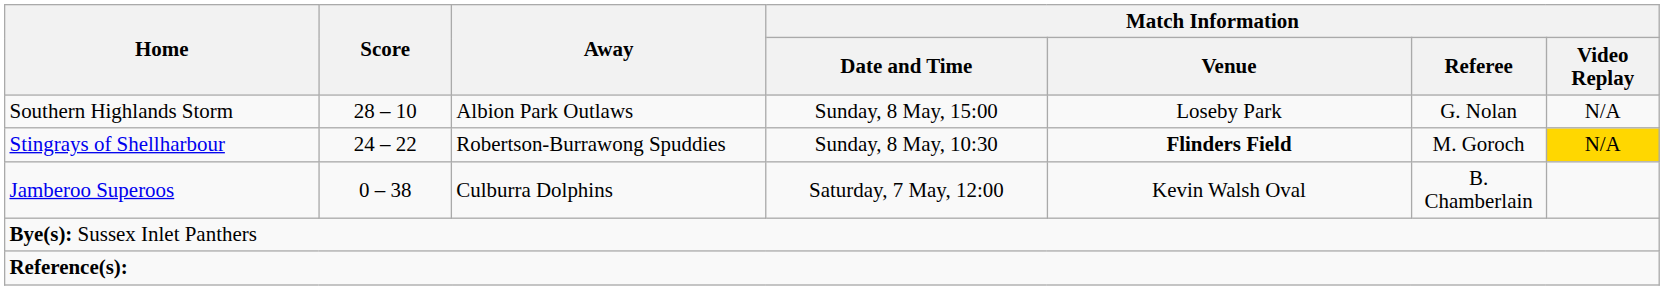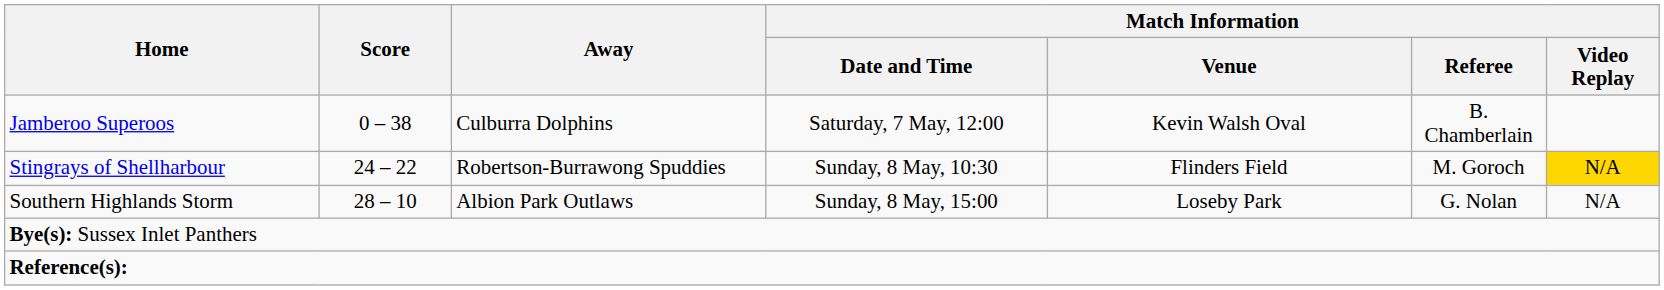rows swapped: (92, 189) <-> (121, 111)
(1229, 144) bold -> (1229, 168) normal
